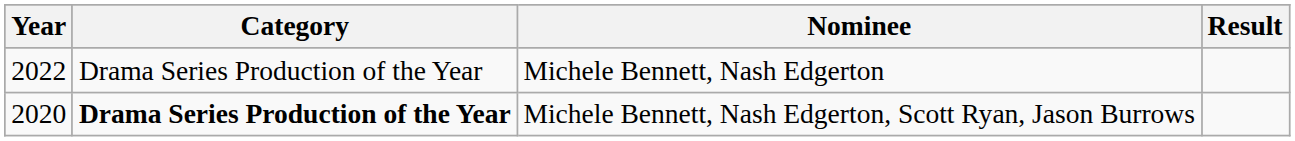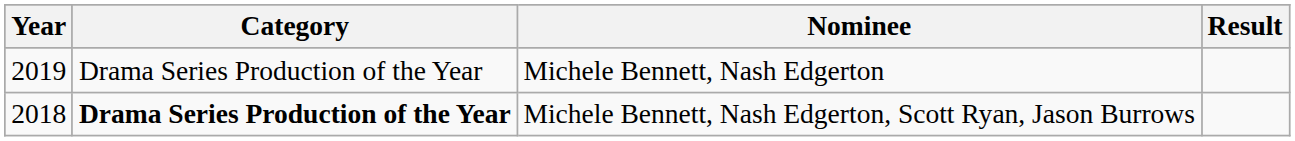(39, 69) 2022 -> (39, 69) 2019
(39, 113) 2020 -> (39, 113) 2018
